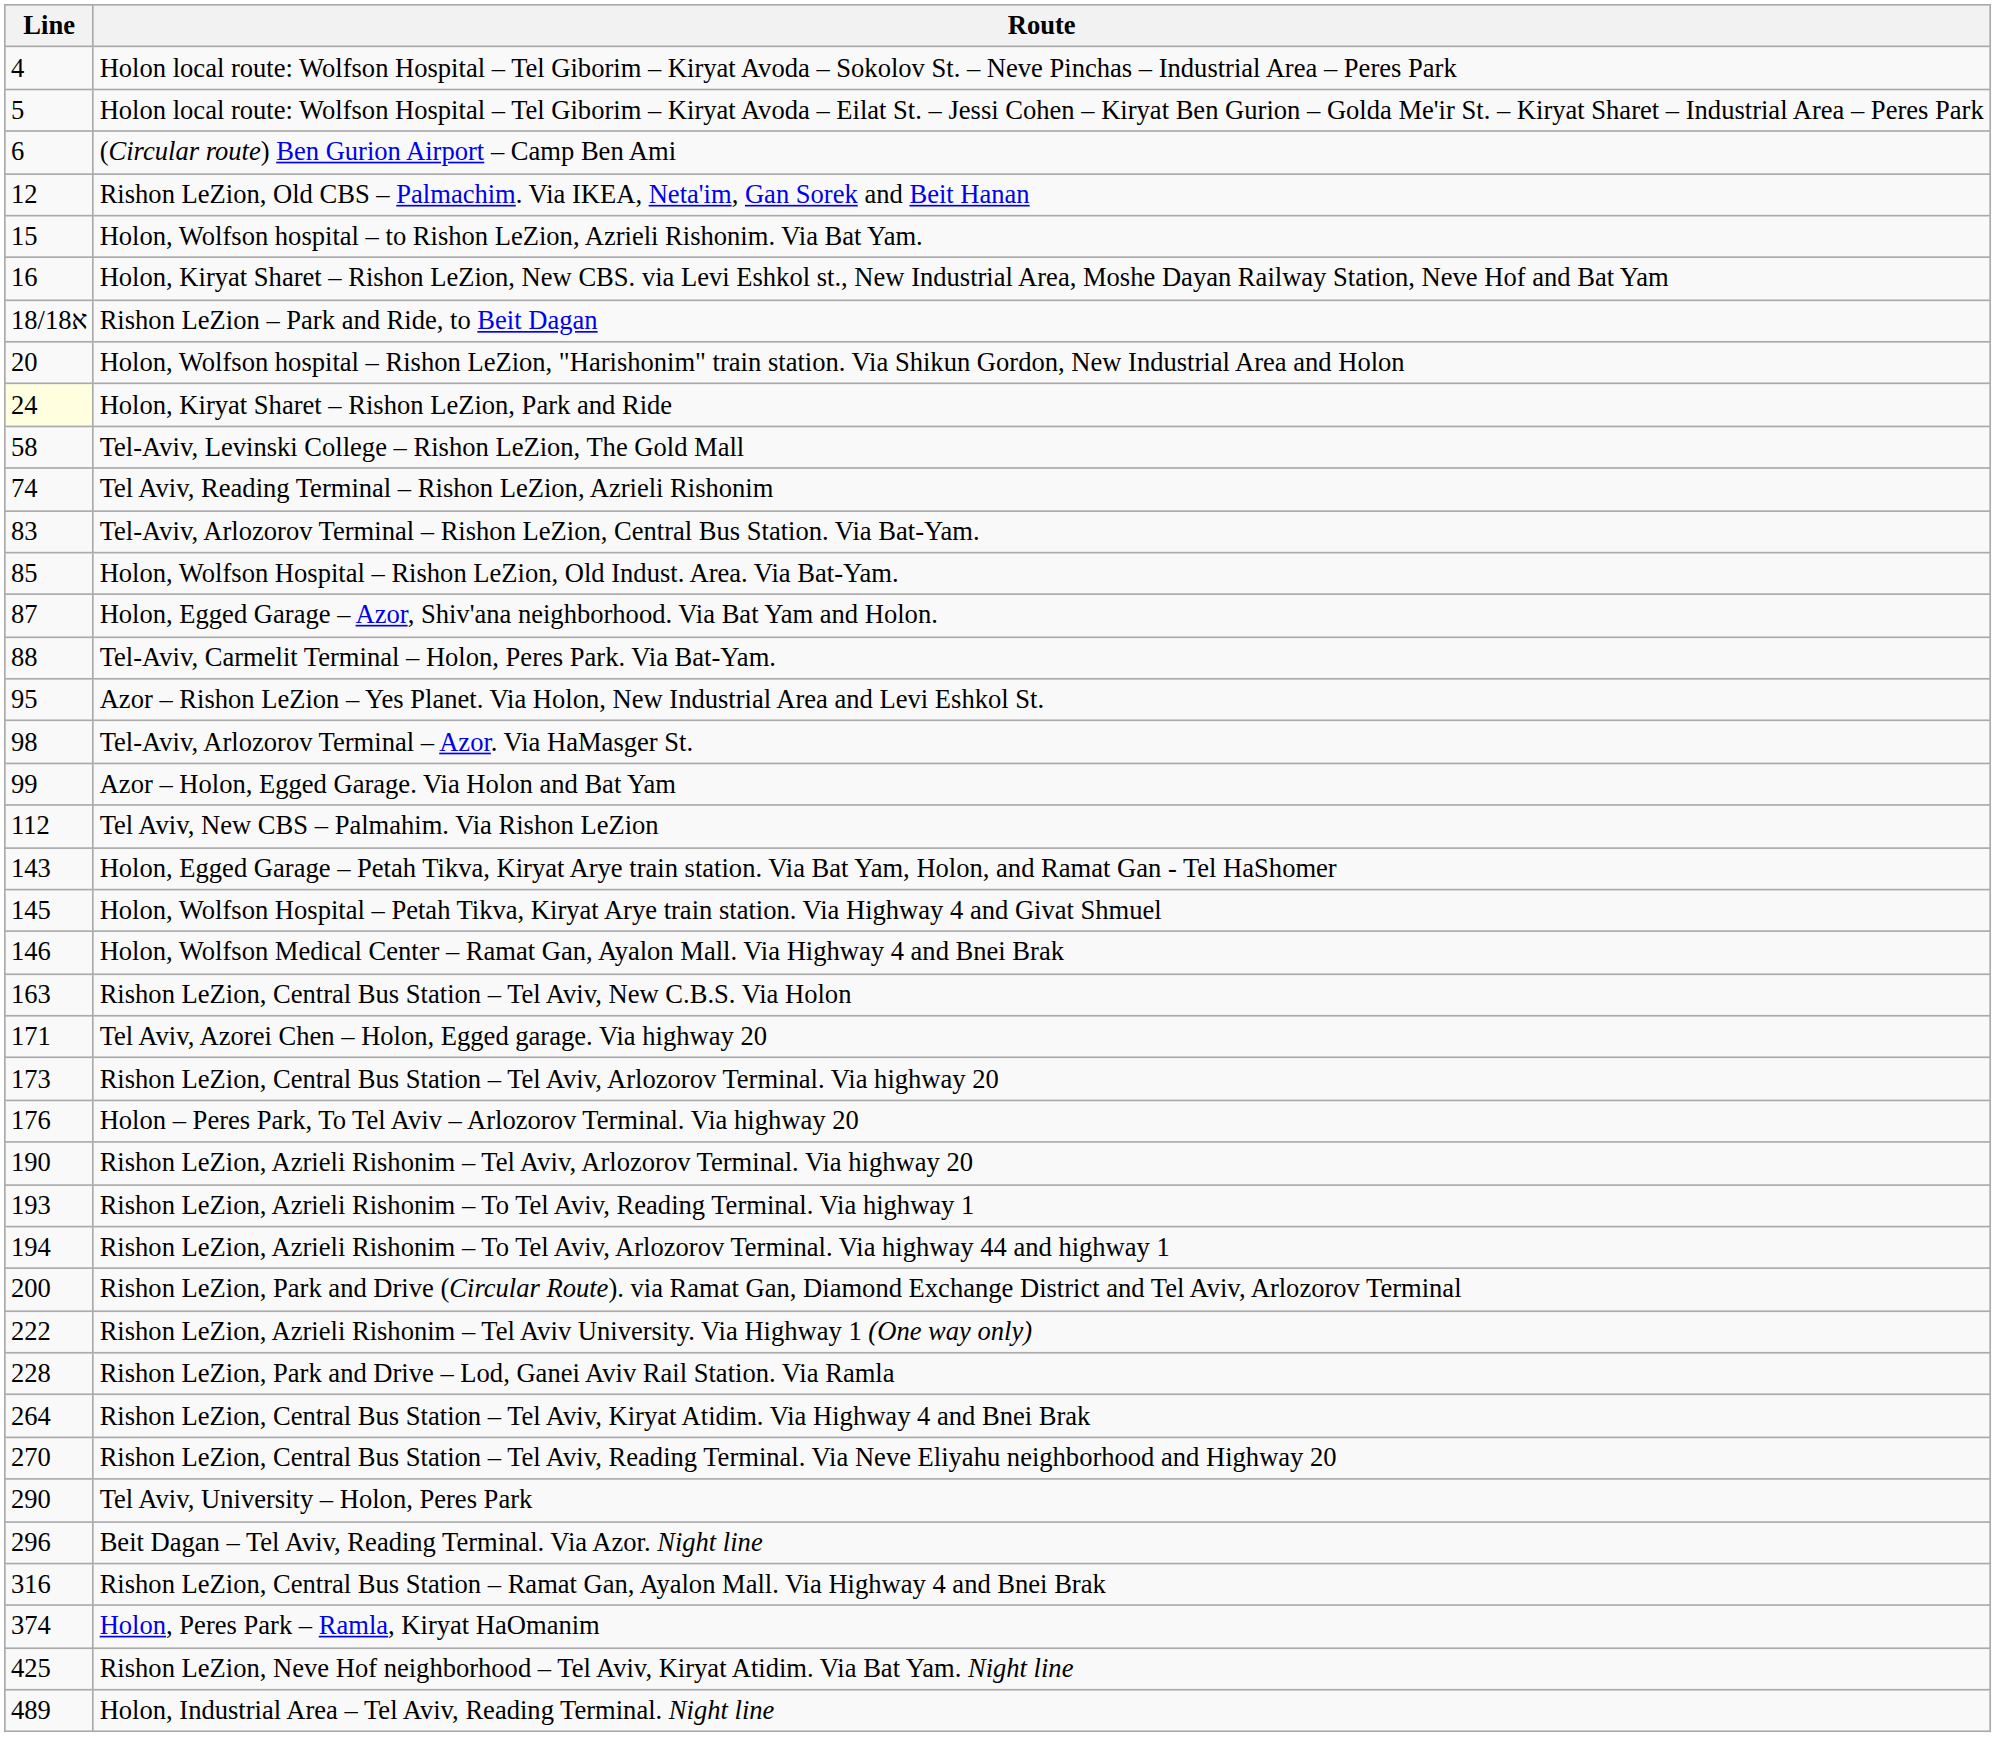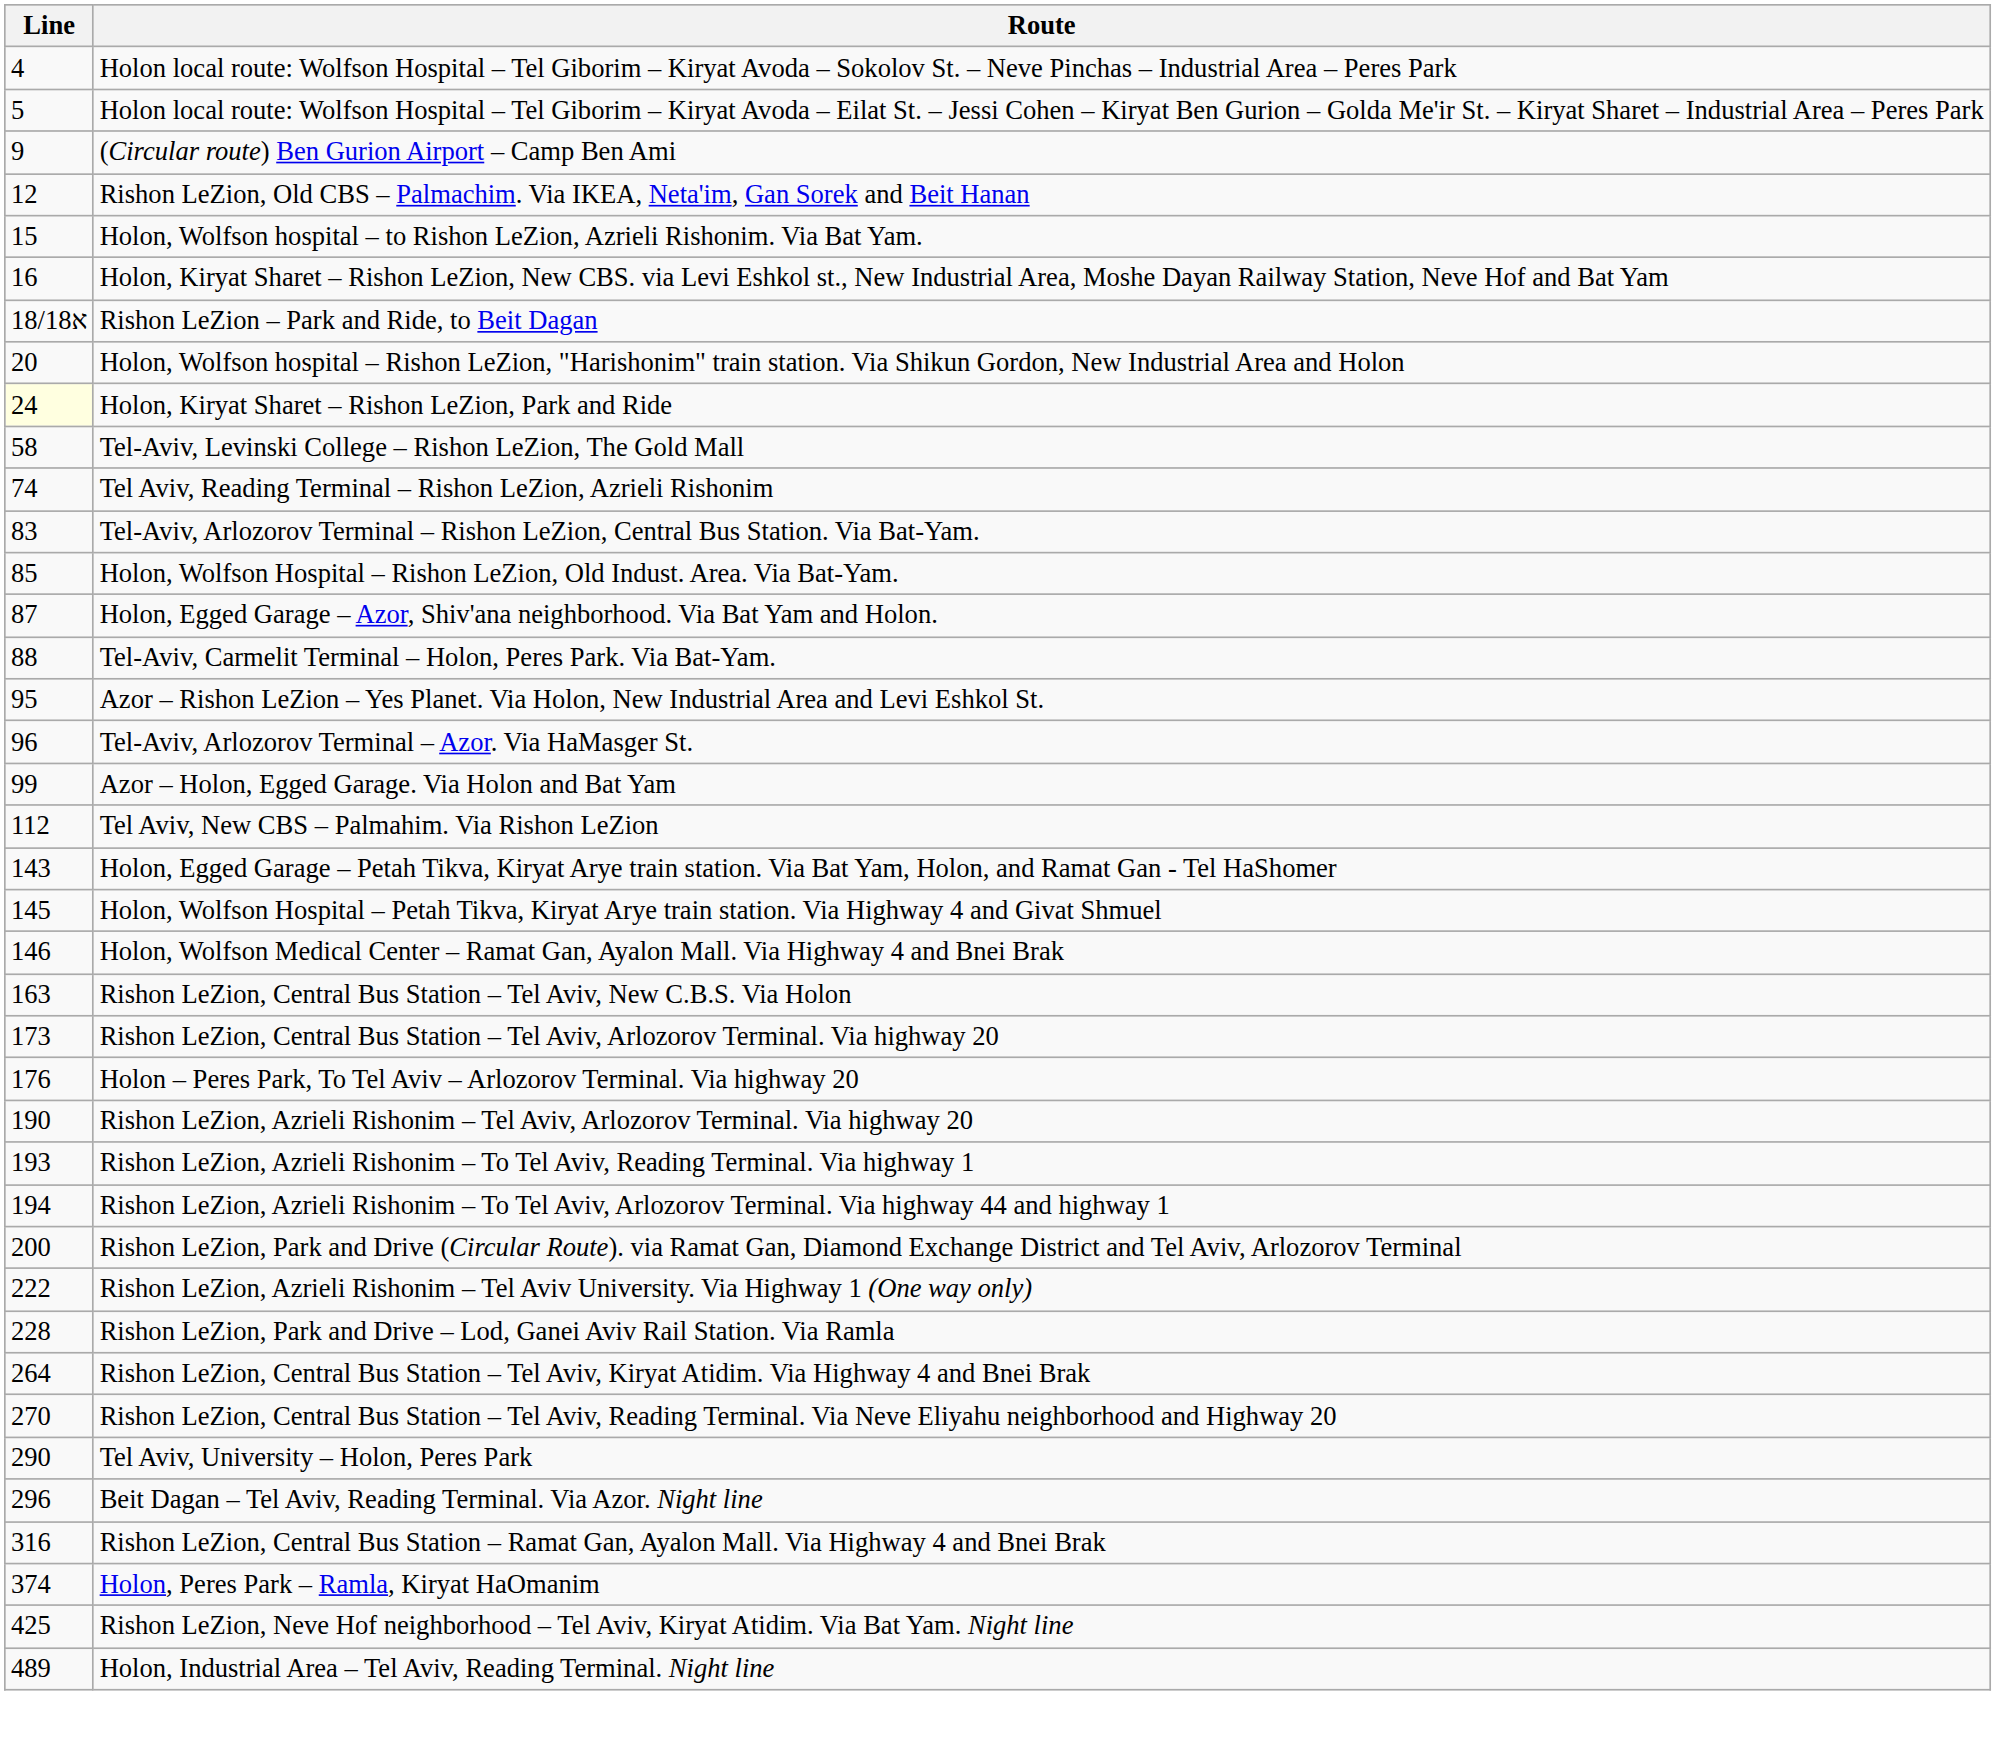(18, 151) 6 -> (18, 151) 9
(24, 741) 98 -> (24, 741) 96
- row: (433, 1036)
